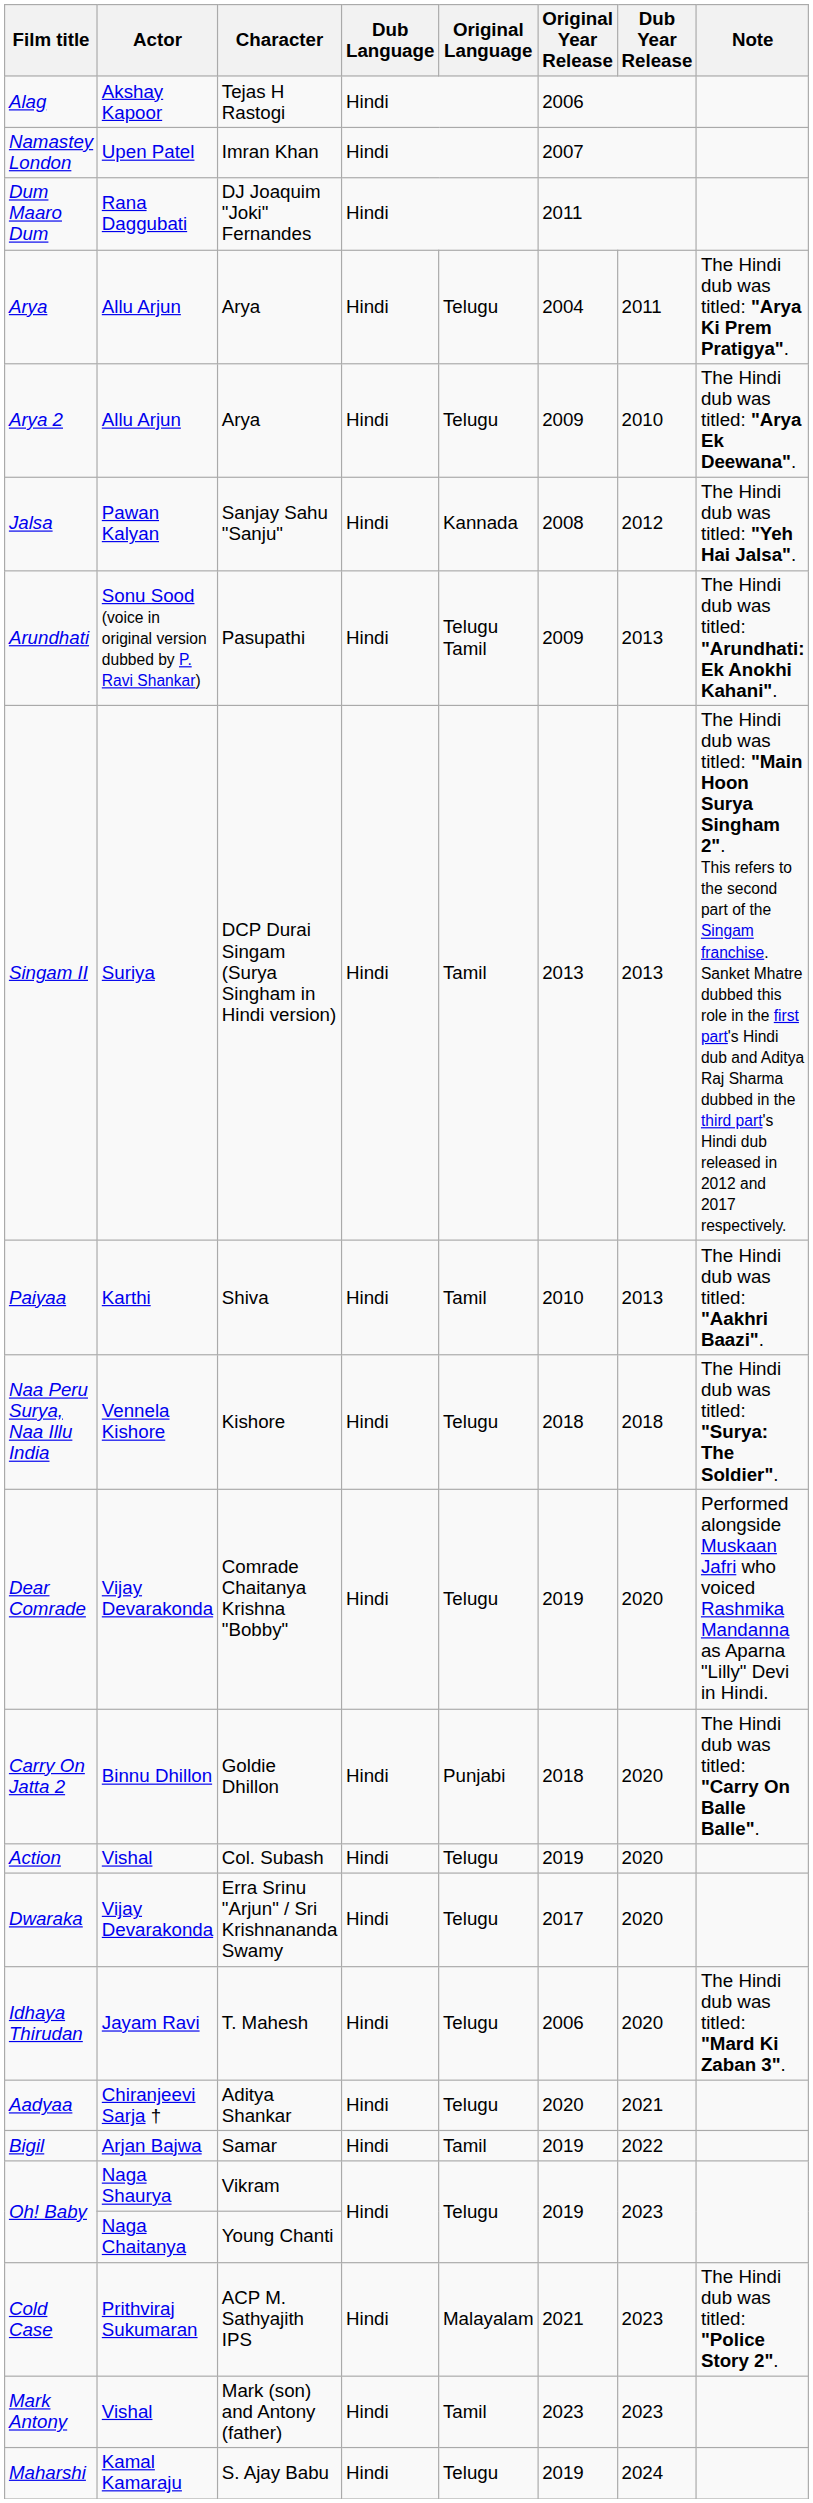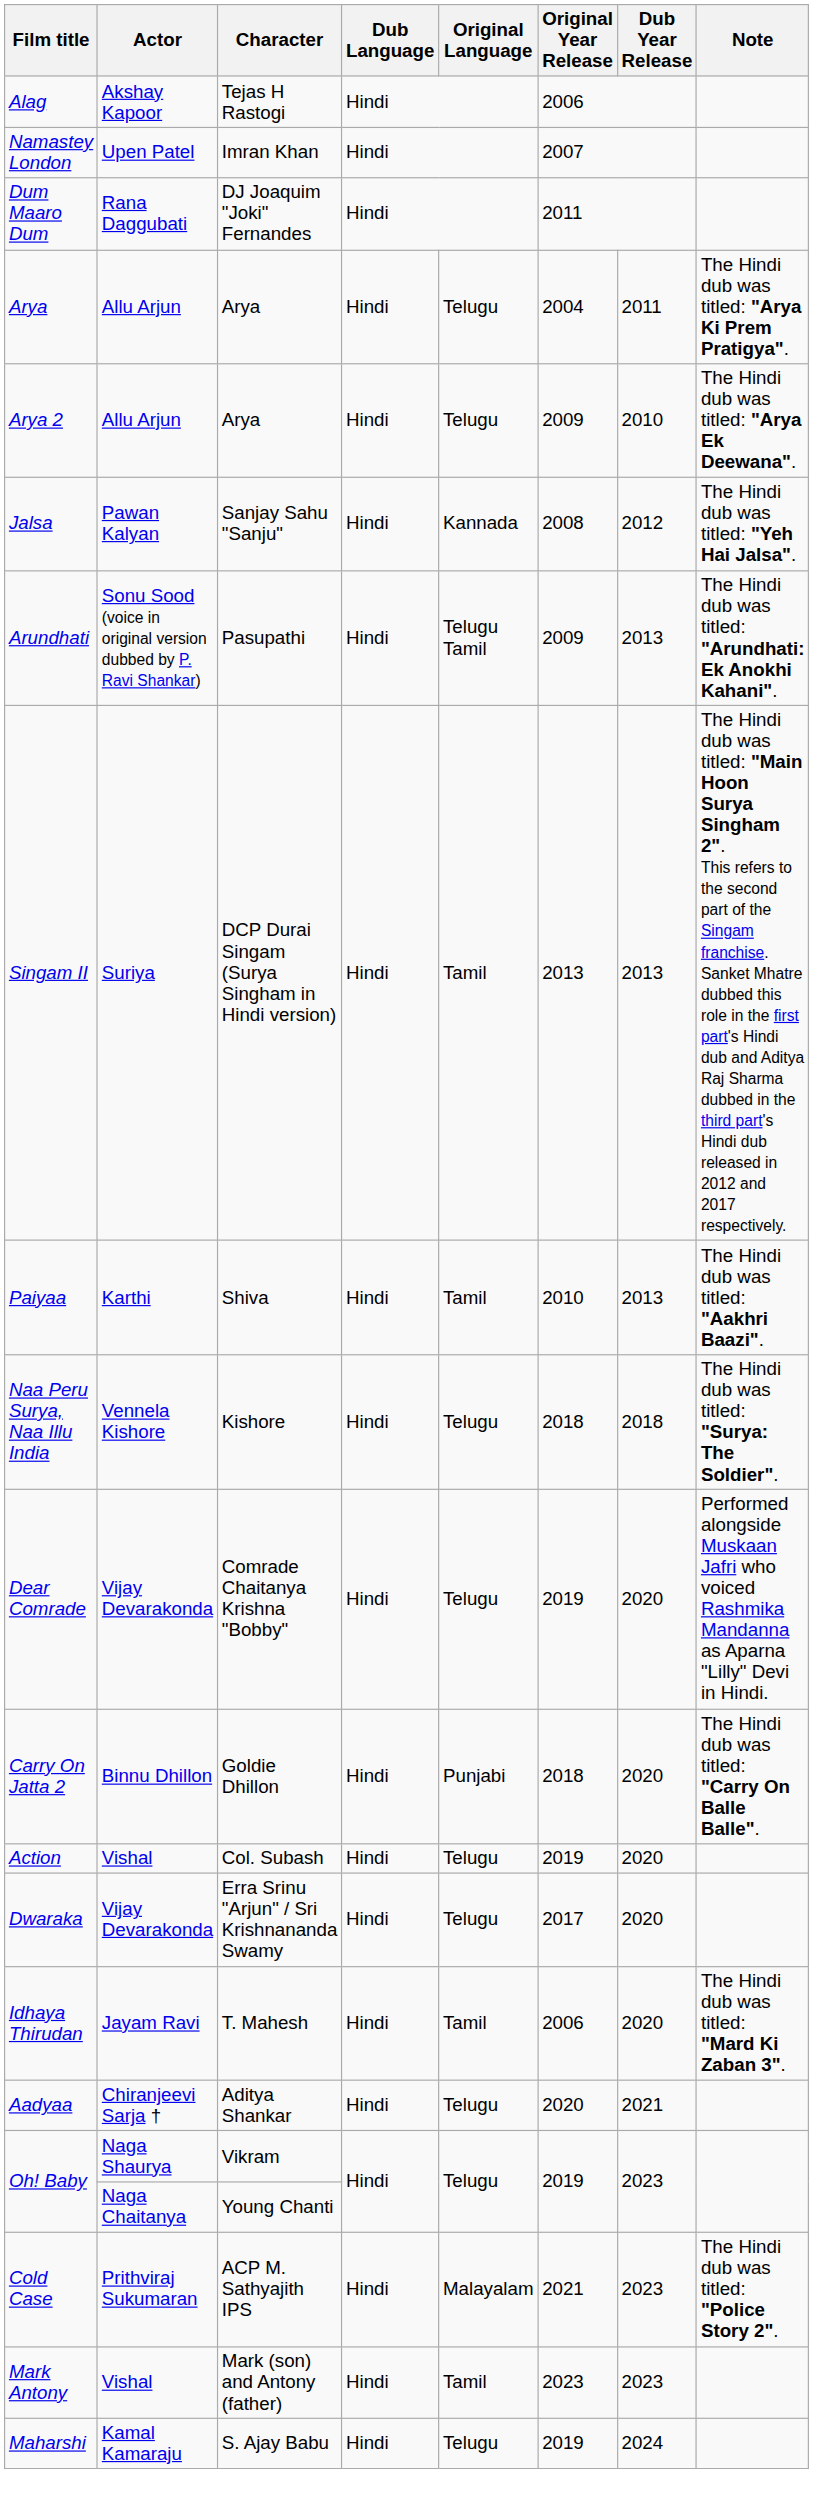(471, 2023) Telugu -> (465, 2023) Tamil
- row: (27, 2145)
